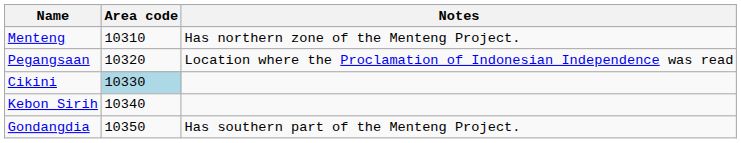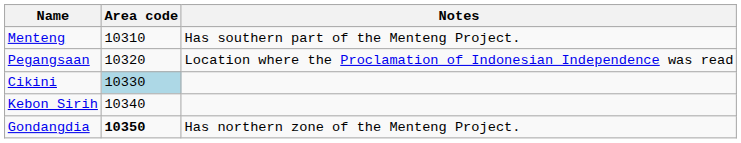(353, 38) Has northern zone of the Menteng Project. -> (353, 38) Has southern part of the Menteng Project.
(125, 127) normal -> (125, 127) bold
(353, 127) Has southern part of the Menteng Project. -> (353, 127) Has northern zone of the Menteng Project.
